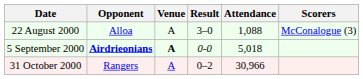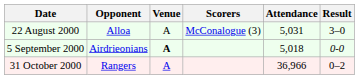columns swapped: (205, 13) <-> (319, 13)
(250, 31) 1,088 -> (292, 31) 5,031
(121, 48) bold -> (118, 48) normal
(250, 66) 30,966 -> (292, 66) 36,966
